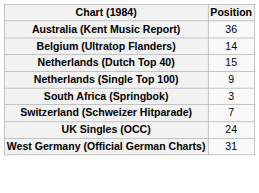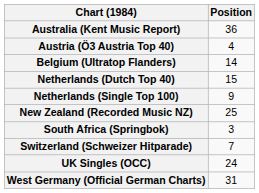+ row: (106, 46)
+ row: (106, 113)
